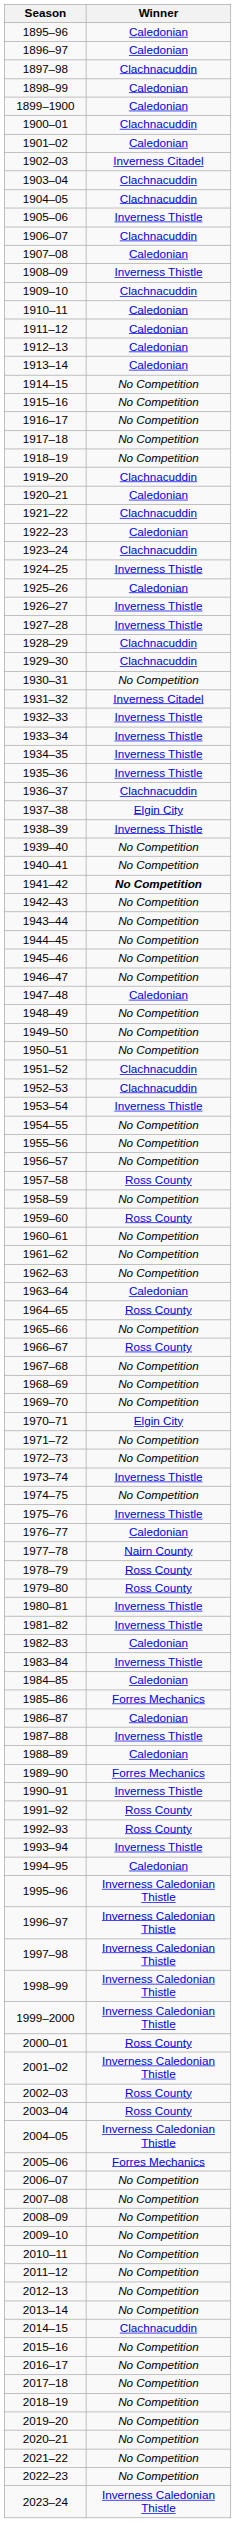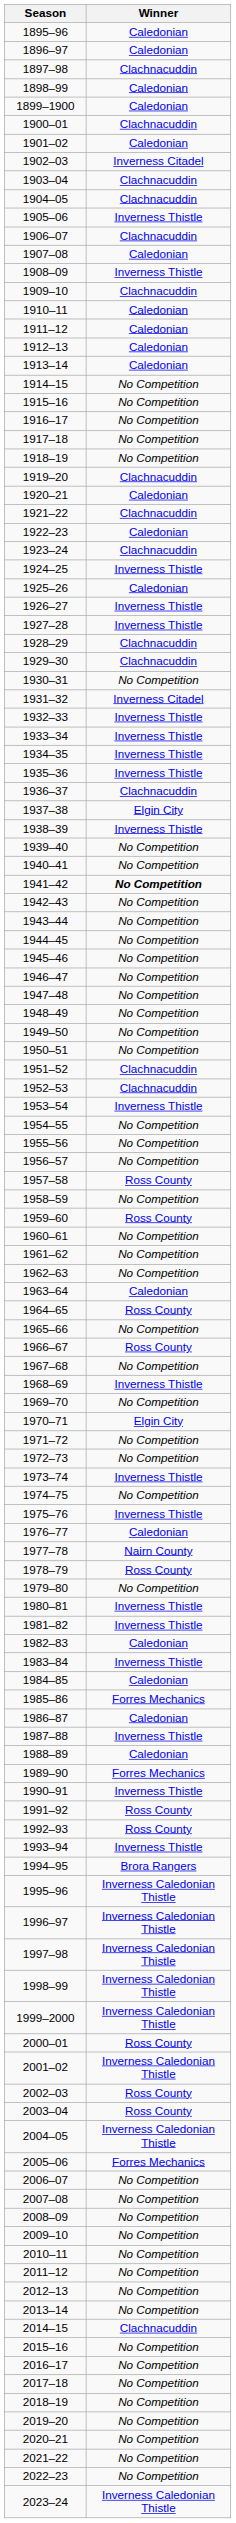(158, 995) Caledonian -> (158, 995) No Competition
(158, 1384) No Competition -> (158, 1384) Inverness Thistle
(158, 1588) Ross County -> (158, 1588) No Competition
(158, 1866) Caledonian -> (158, 1866) Brora Rangers
